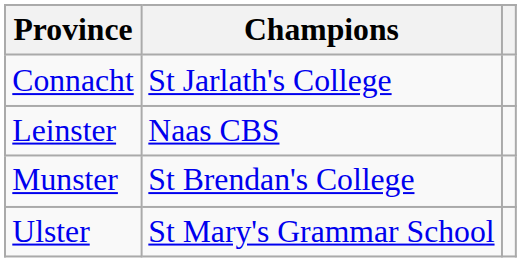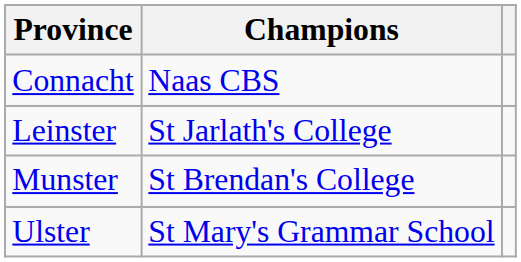(270, 79) St Jarlath's College -> (214, 79) Naas CBS
(214, 130) Naas CBS -> (270, 130) St Jarlath's College
